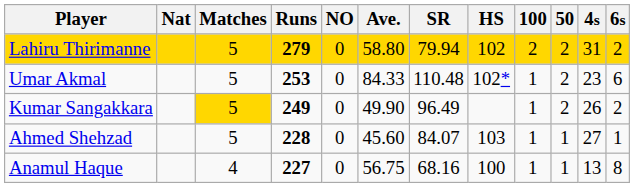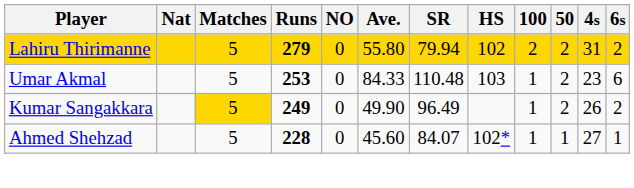(384, 49) 58.80 -> (384, 49) 55.80
(491, 78) 102* -> (491, 78) 103
(491, 138) 103 -> (491, 138) 102*
- row: (66, 167)
